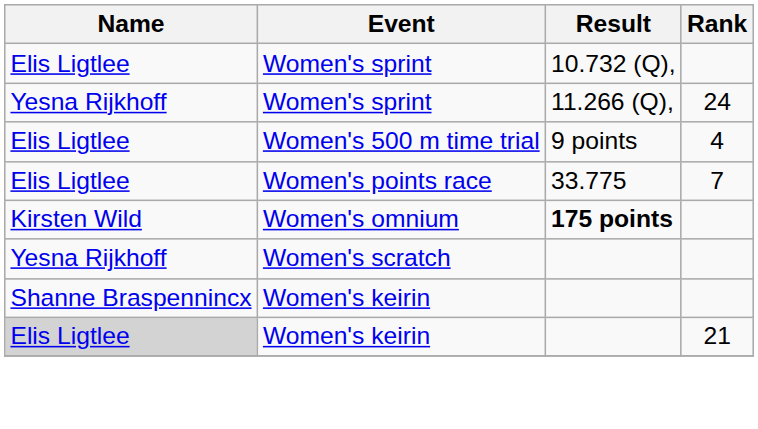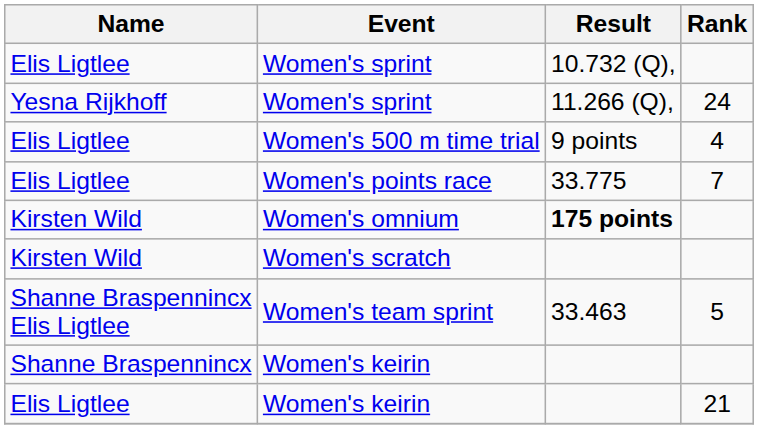(89, 258) Yesna Rijkhoff -> (76, 258) Kirsten Wild
+ row: (378, 311)
(70, 336) lightgrey background -> (70, 403) no background
